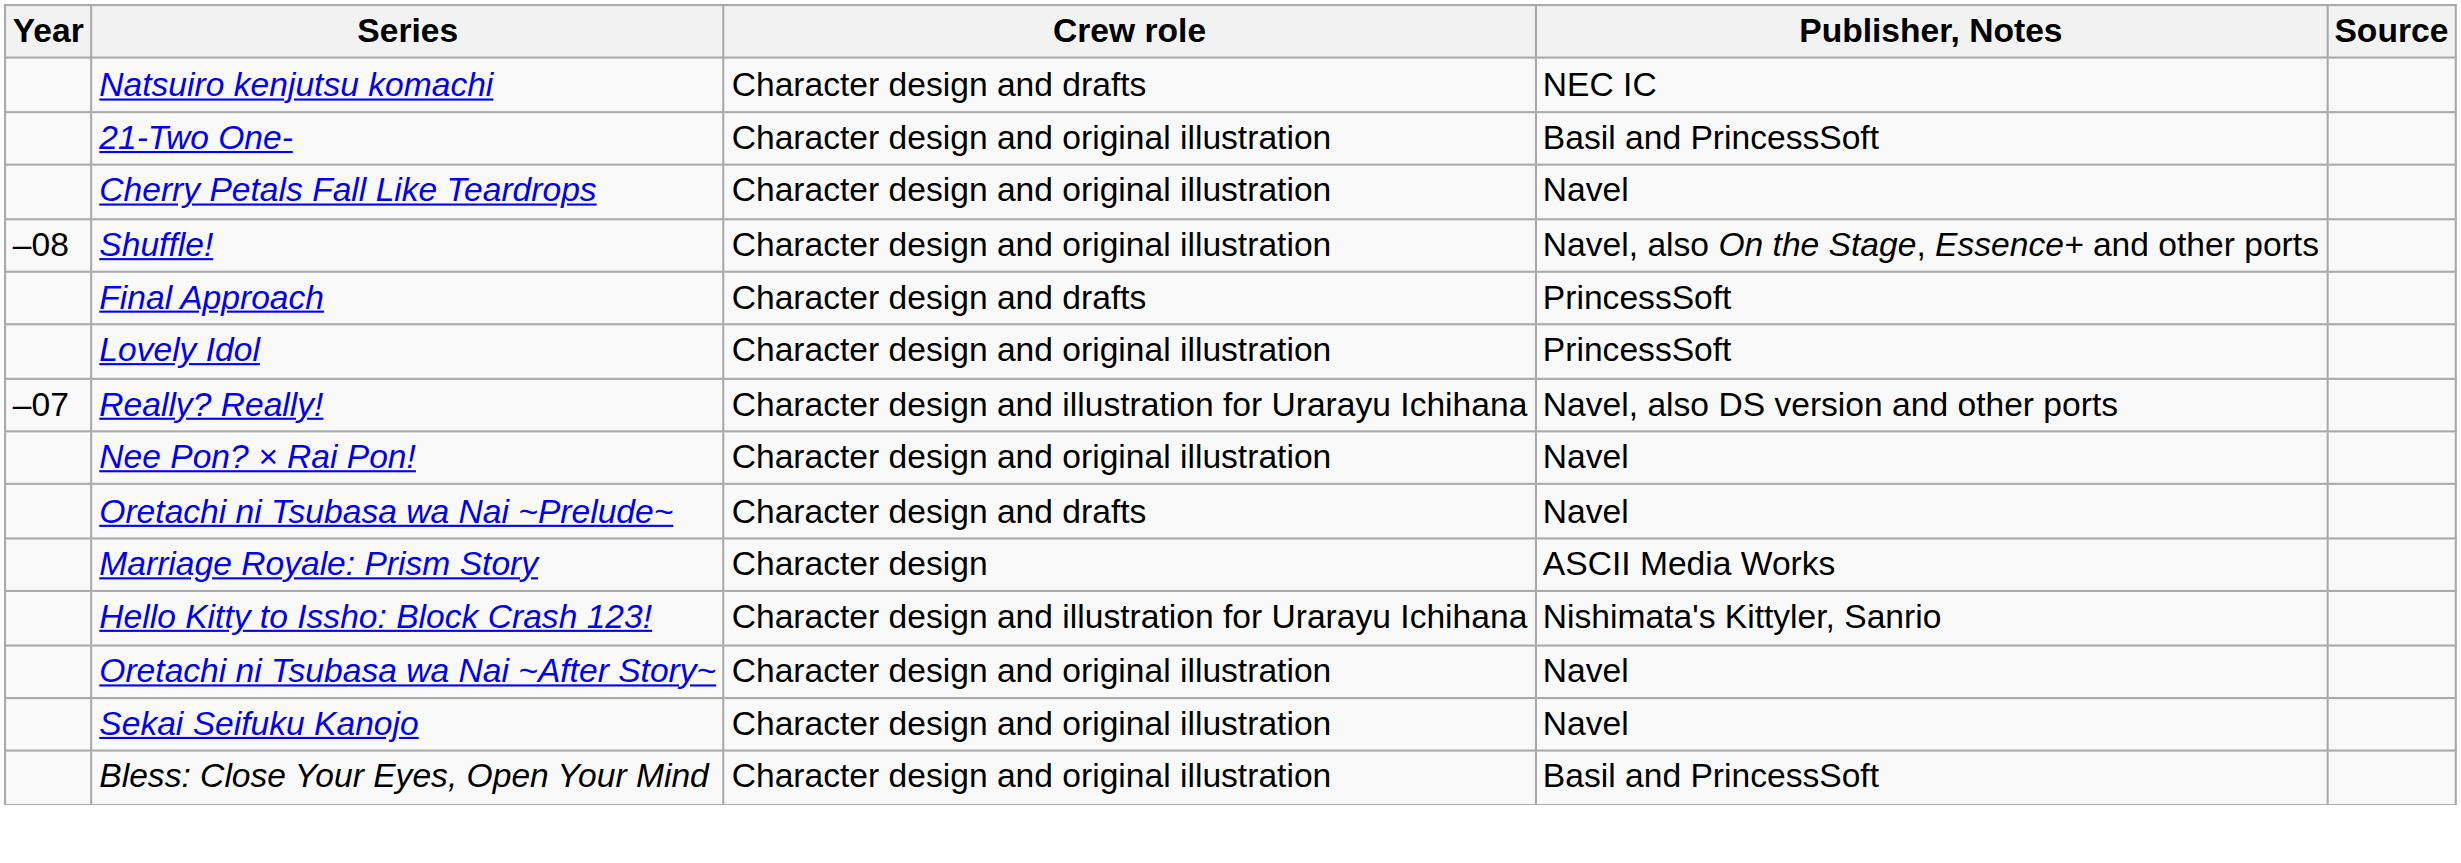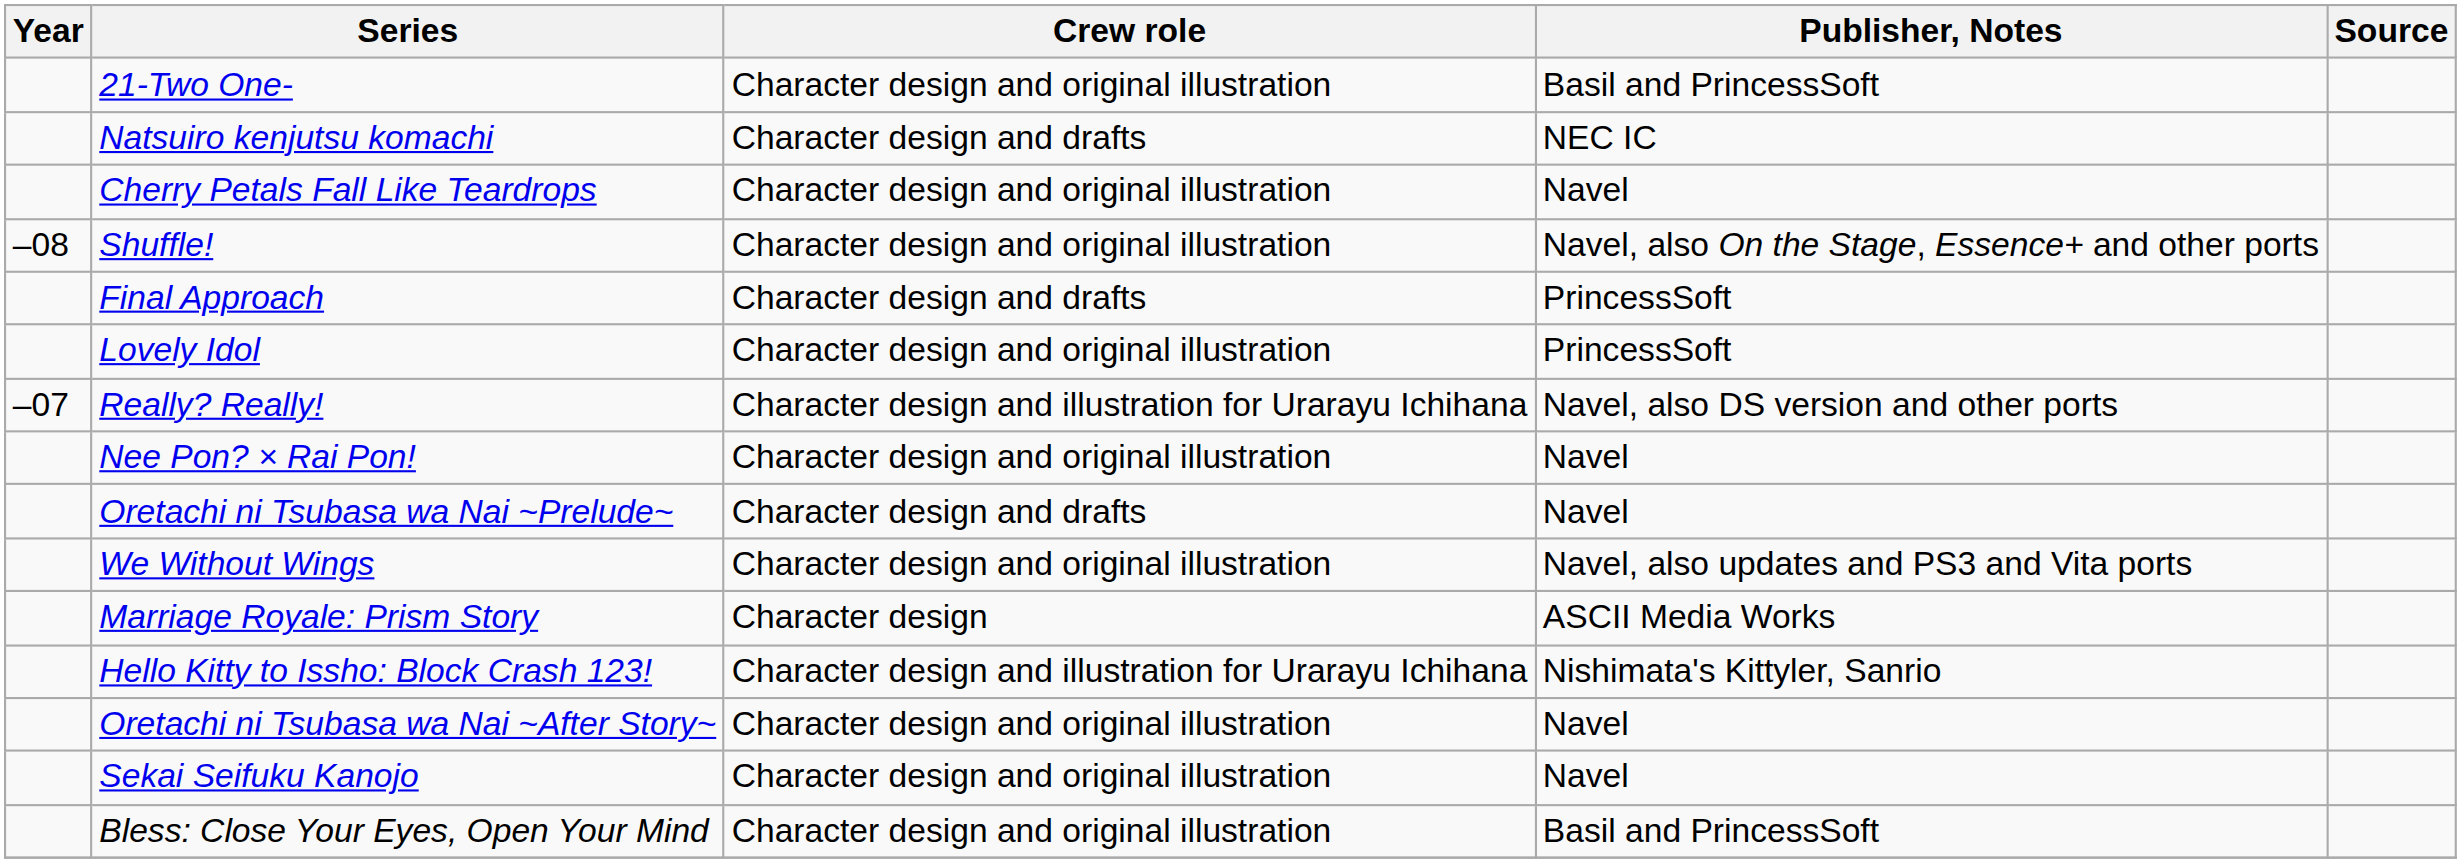rows swapped: (296, 84) <-> (196, 137)
+ row: (237, 564)
